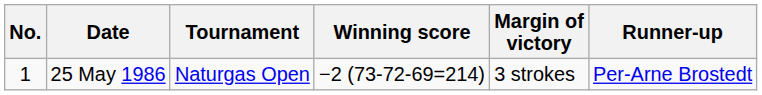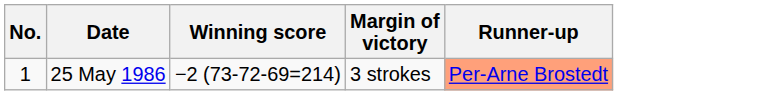- column: (242, 32)
(673, 74) no background -> (528, 74) lightsalmon background
